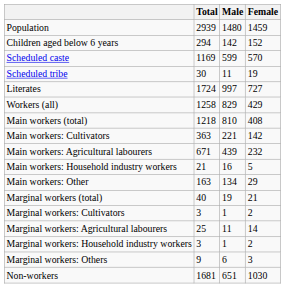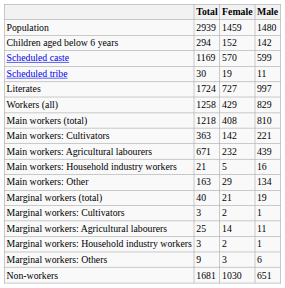columns swapped: (233, 12) <-> (263, 12)
